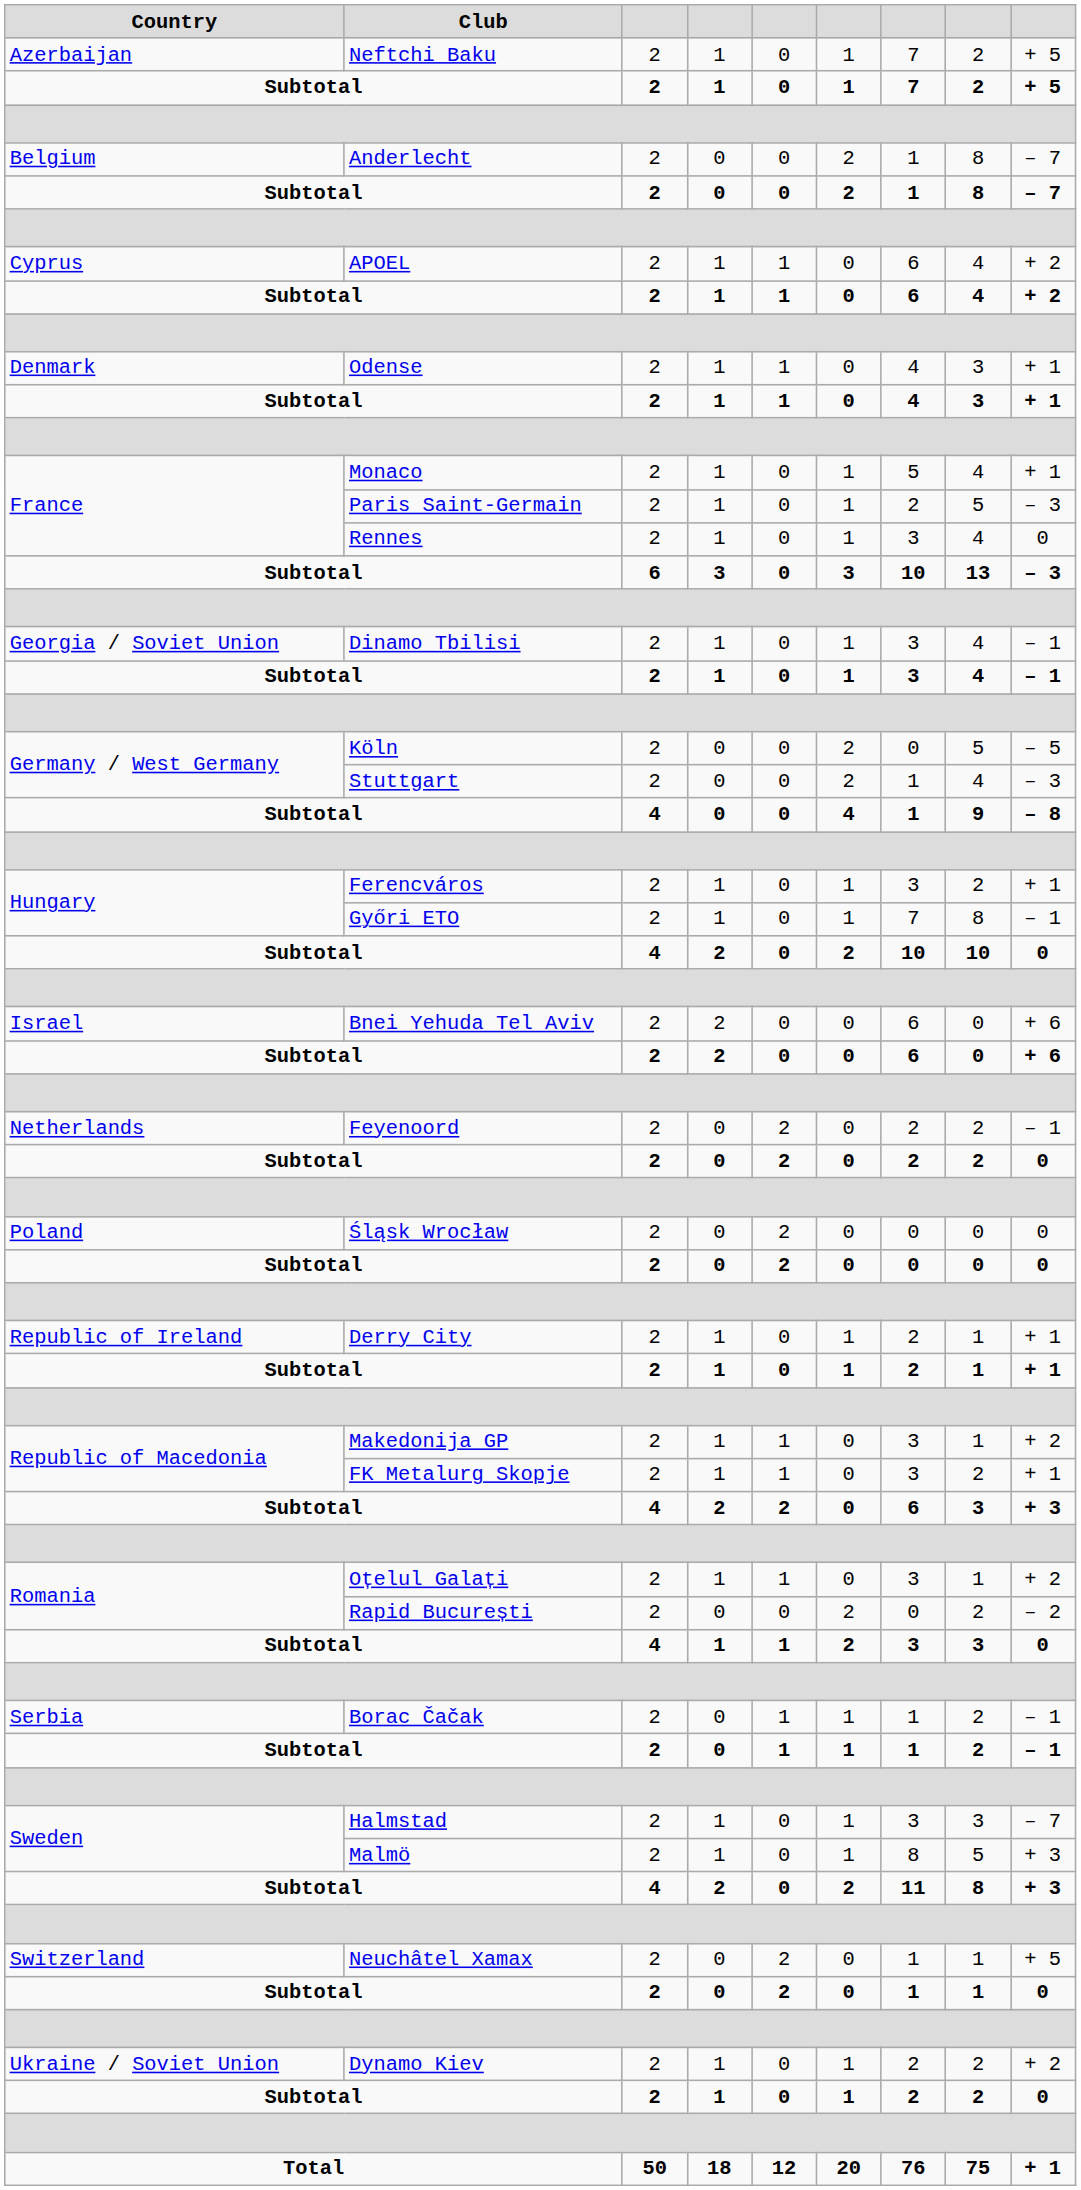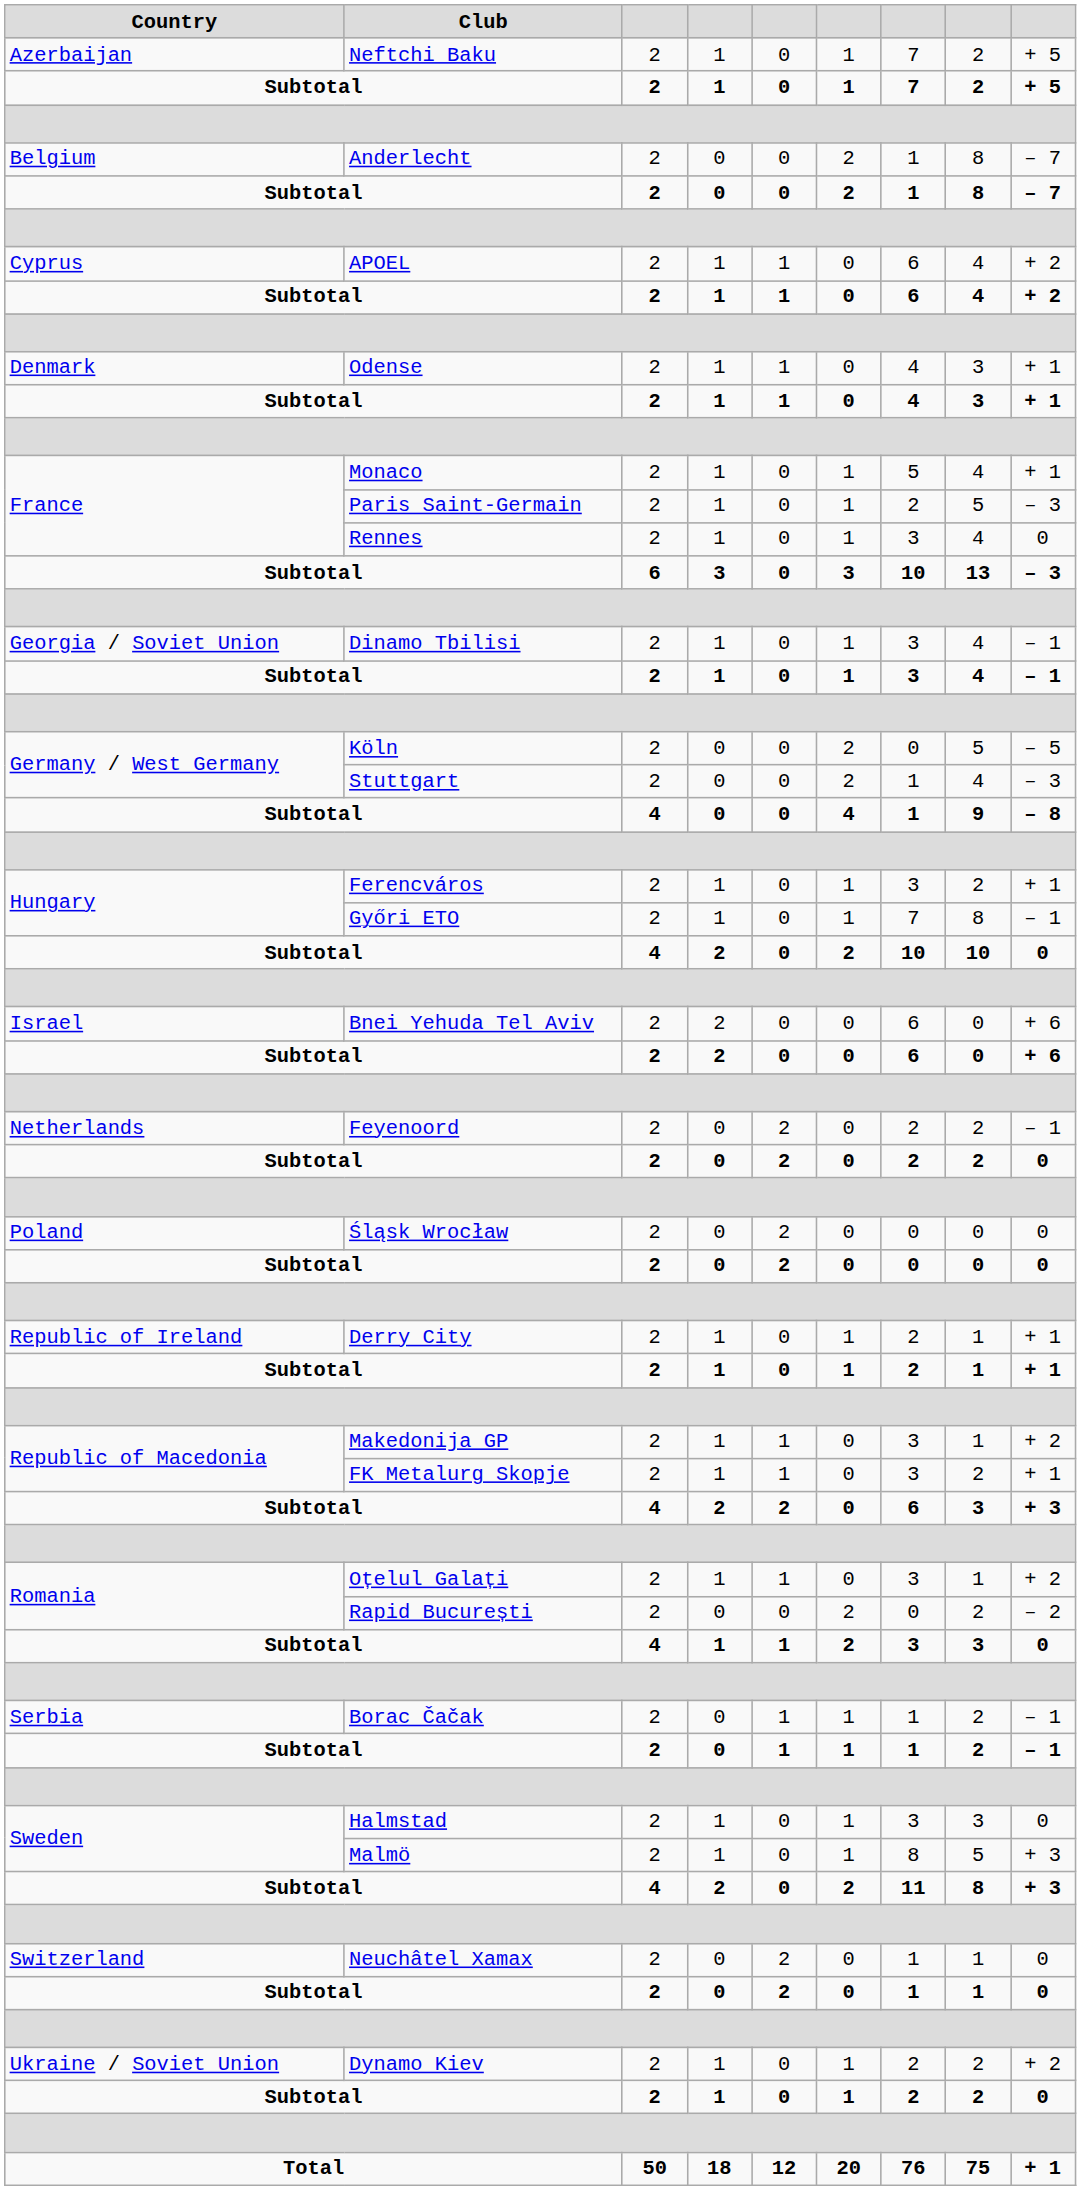(1043, 1822) – 7 -> (1043, 1822) 0
(1043, 1960) + 5 -> (1043, 1960) 0
